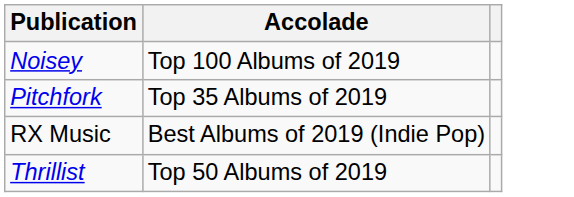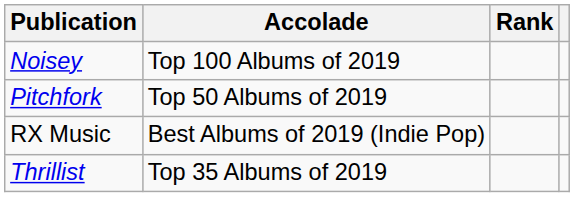+ column: (525, 23)
(267, 97) Top 35 Albums of 2019 -> (267, 97) Top 50 Albums of 2019
(267, 172) Top 50 Albums of 2019 -> (267, 172) Top 35 Albums of 2019
